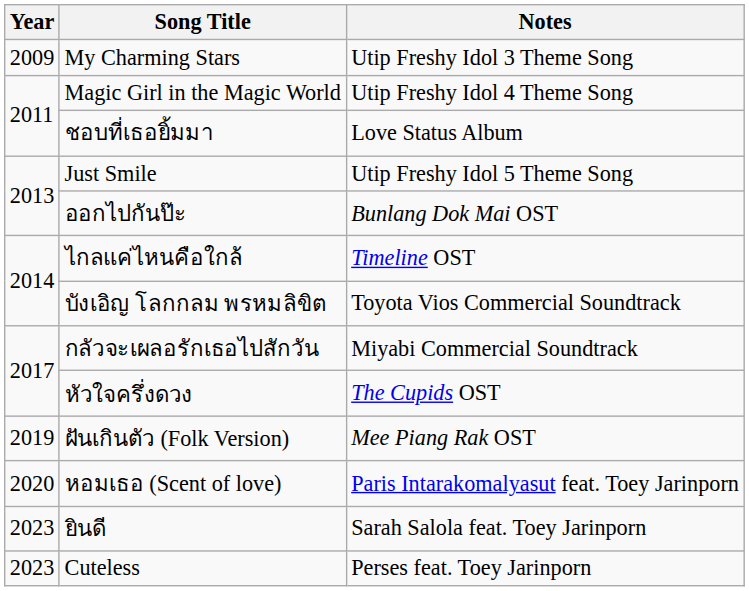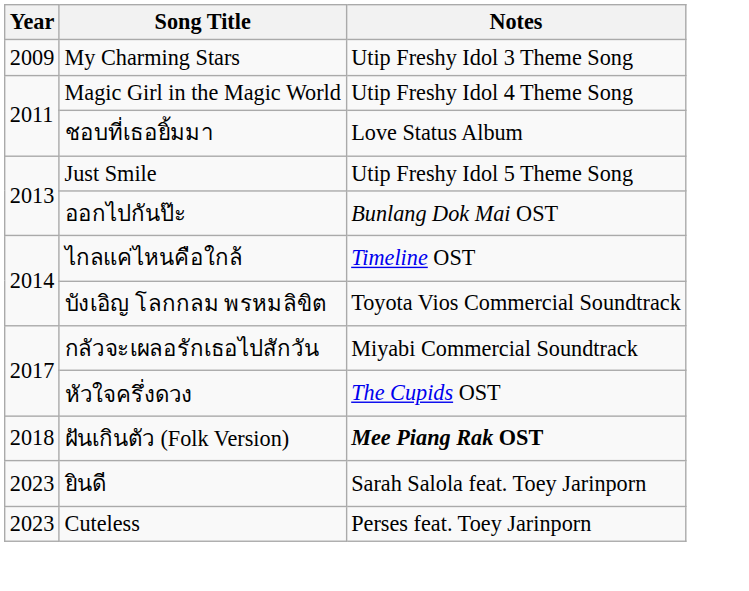(32, 438) 2019 -> (32, 438) 2018
(444, 438) normal -> (447, 438) bold
- row: (173, 483)
